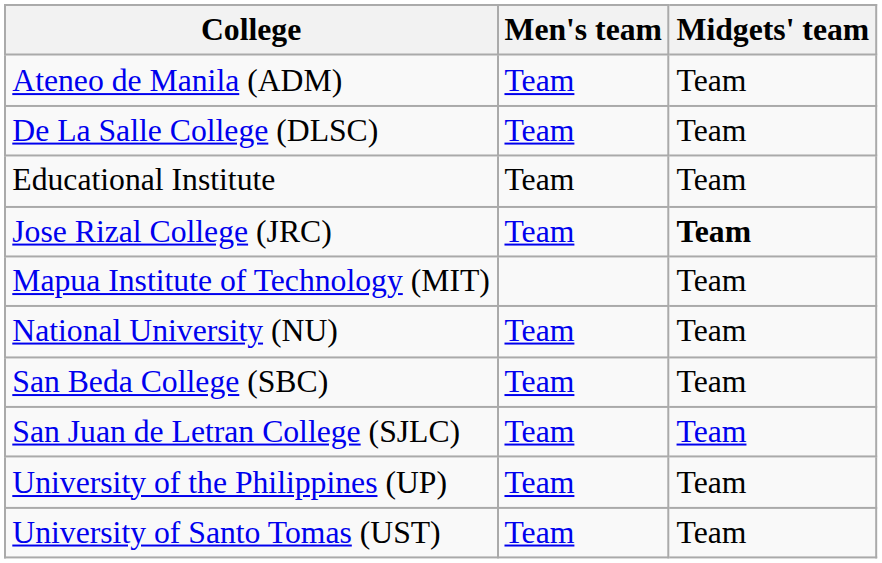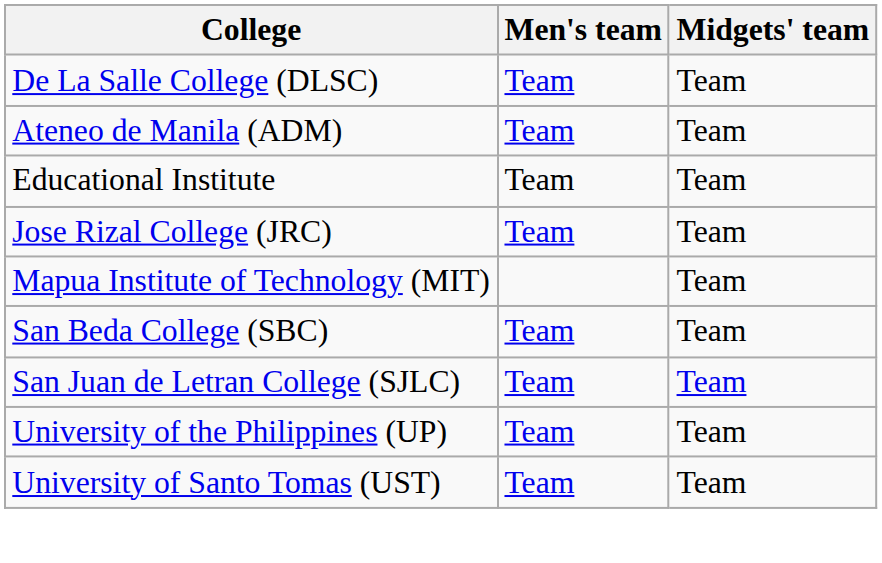rows swapped: (177, 79) <-> (195, 130)
(714, 230) bold -> (712, 230) normal
- row: (175, 331)
